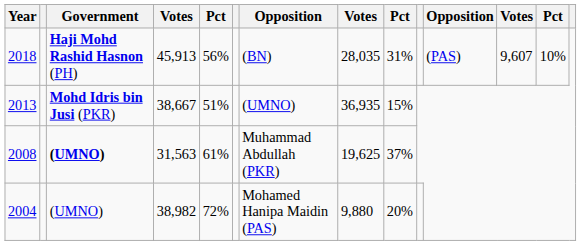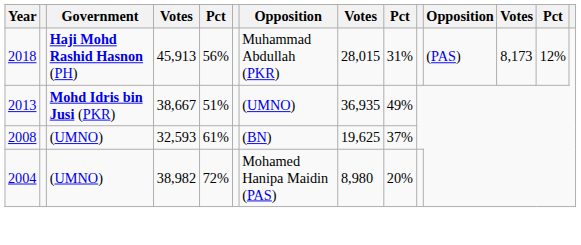(257, 56) (BN) -> (277, 56) Muhammad Abdullah (PKR)
(361, 56) 28,035 -> (361, 56) 28,015
(516, 56) 9,607 -> (516, 56) 8,173
(553, 56) 10% -> (553, 56) 12%
(400, 105) 15% -> (400, 105) 49%
(77, 154) bold -> (76, 137) normal
(176, 154) 31,563 -> (176, 137) 32,593
(277, 154) Muhammad Abdullah (PKR) -> (257, 137) (BN)
(357, 212) 9,880 -> (357, 178) 8,980
